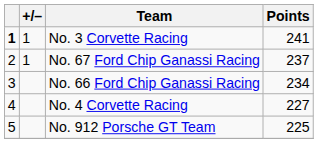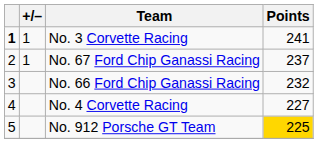(298, 83) 234 -> (298, 83) 232
(298, 128) no background -> (298, 128) gold background
